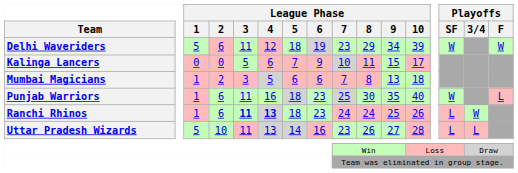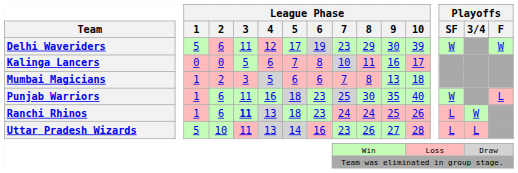(295, 46) 18 -> (295, 46) 17
(393, 46) 34 -> (393, 46) 30
(320, 63) 9 -> (320, 63) 8
(393, 63) 15 -> (393, 63) 16
(270, 113) bold -> (270, 113) normal
